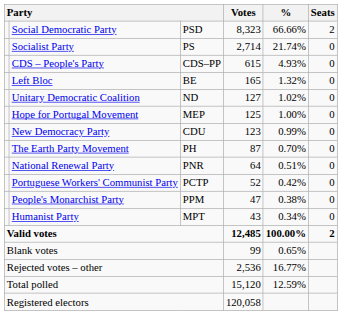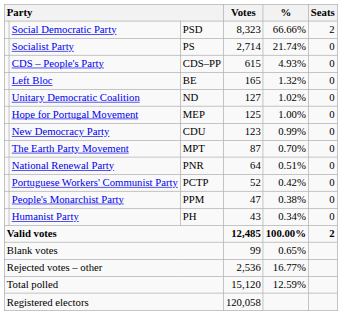(190, 149) PH -> (194, 149) MPT
(194, 217) MPT -> (190, 217) PH
